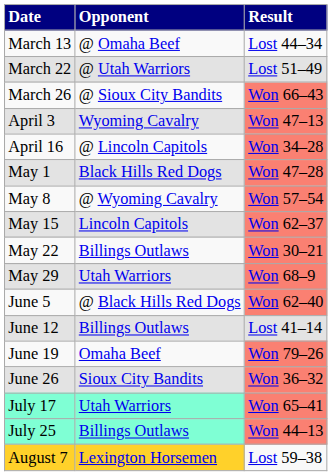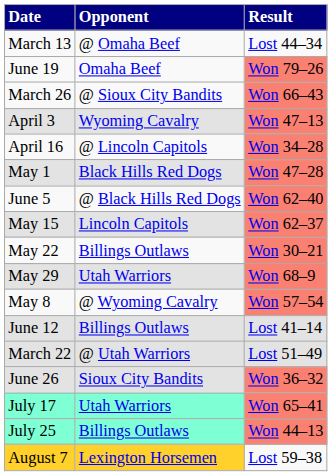rows swapped: (40, 69) <-> (33, 353)
rows swapped: (29, 198) <-> (29, 302)
